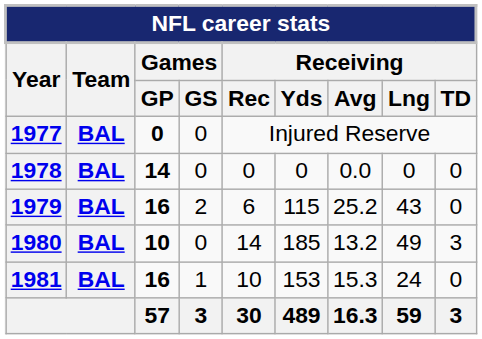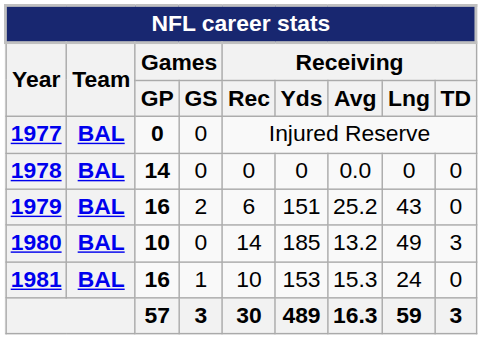(301, 206) 115 -> (301, 206) 151
